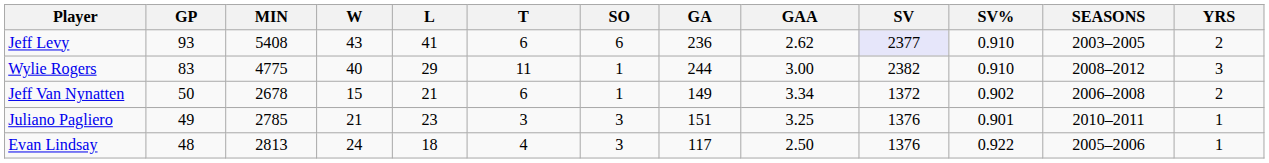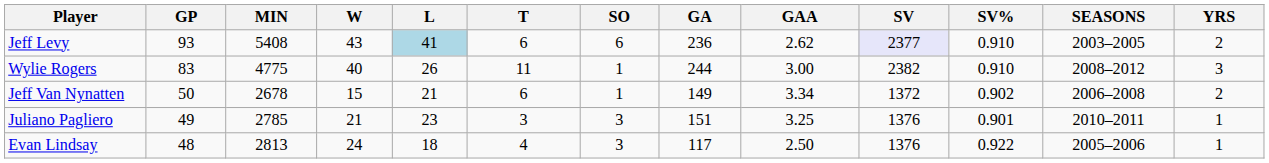(430, 42) no background -> (430, 42) lightblue background
(430, 68) 29 -> (430, 68) 26
